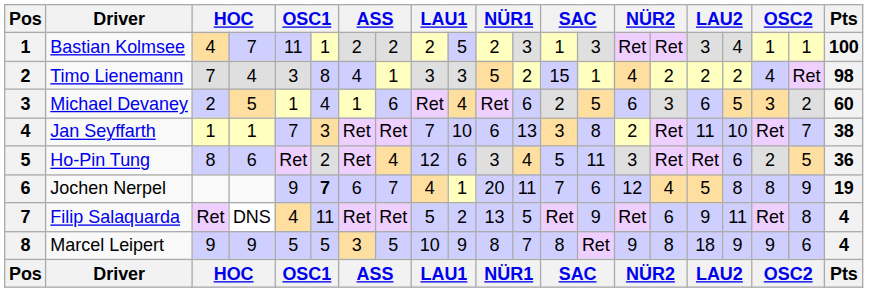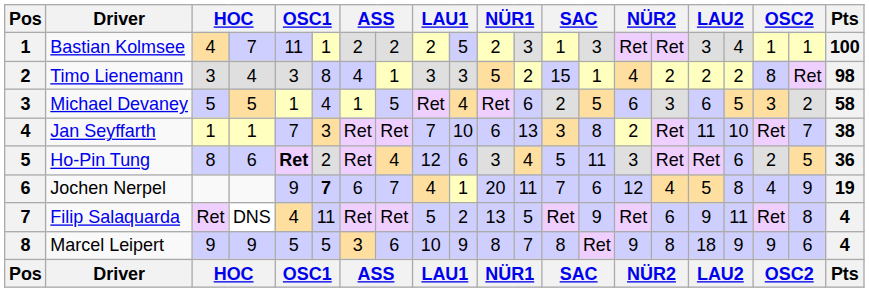(210, 75) 7 -> (210, 75) 3
(770, 75) 4 -> (771, 75) 8
(210, 103) 2 -> (210, 103) 5
(393, 103) 6 -> (394, 103) 5
(844, 103) 60 -> (845, 103) 58
(293, 160) normal -> (294, 160) bold
(770, 188) 8 -> (771, 188) 4
(393, 245) 5 -> (394, 245) 6
